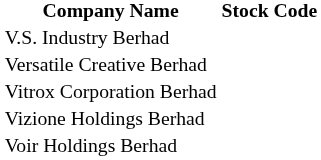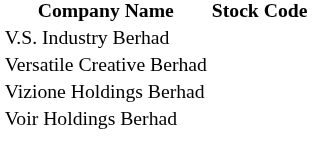- row: (111, 91)
